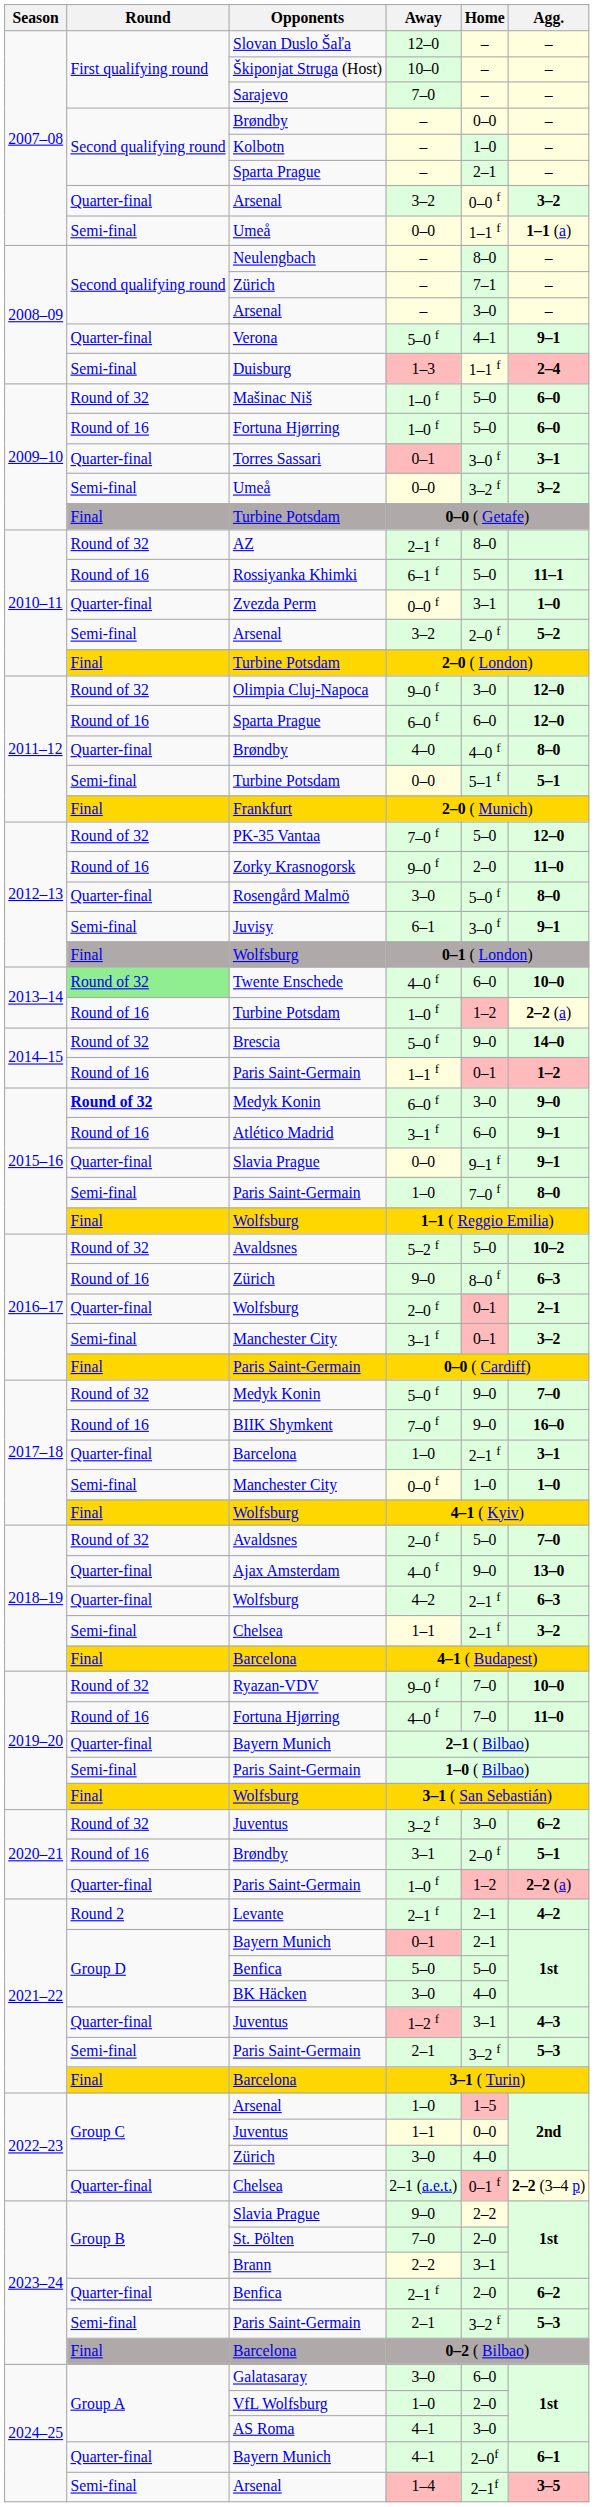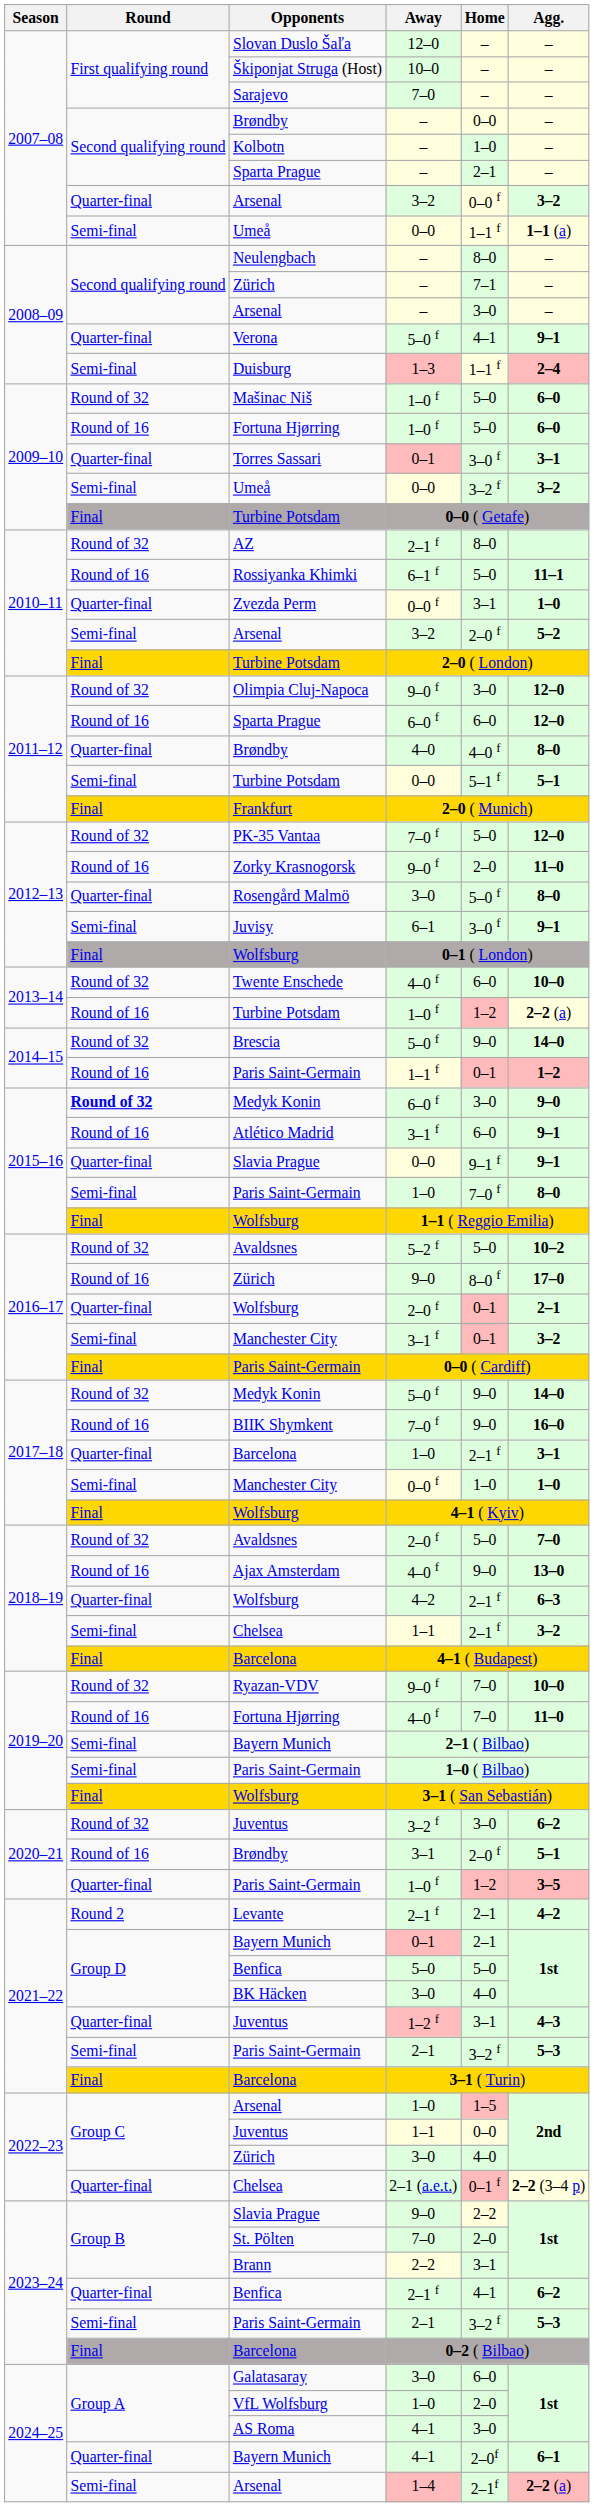(110, 982) lightgreen background -> (110, 982) no background
(549, 1278) 6–3 -> (549, 1278) 17–0
(549, 1394) 7–0 -> (549, 1394) 14–0
(111, 1570) Quarter-final -> (110, 1570) Round of 16
(111, 1744) Quarter-final -> (104, 1744) Semi-final
(549, 1884) 2–2 (a) -> (549, 1884) 3–5
(485, 2293) 2–0 -> (485, 2293) 4–1
(549, 2487) 3–5 -> (549, 2487) 2–2 (a)
